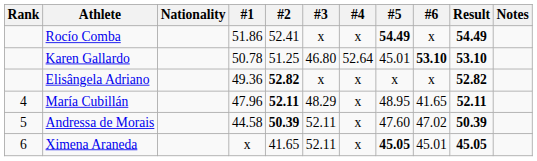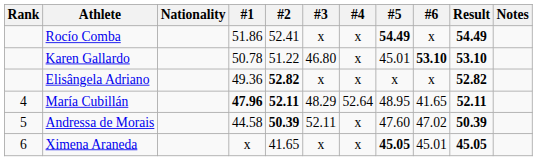(284, 58) 51.25 -> (284, 58) 51.22
(358, 58) 52.64 -> (358, 58) x
(247, 101) normal -> (247, 101) bold
(358, 101) x -> (358, 101) 52.64
(321, 144) 52.11 -> (321, 144) x
